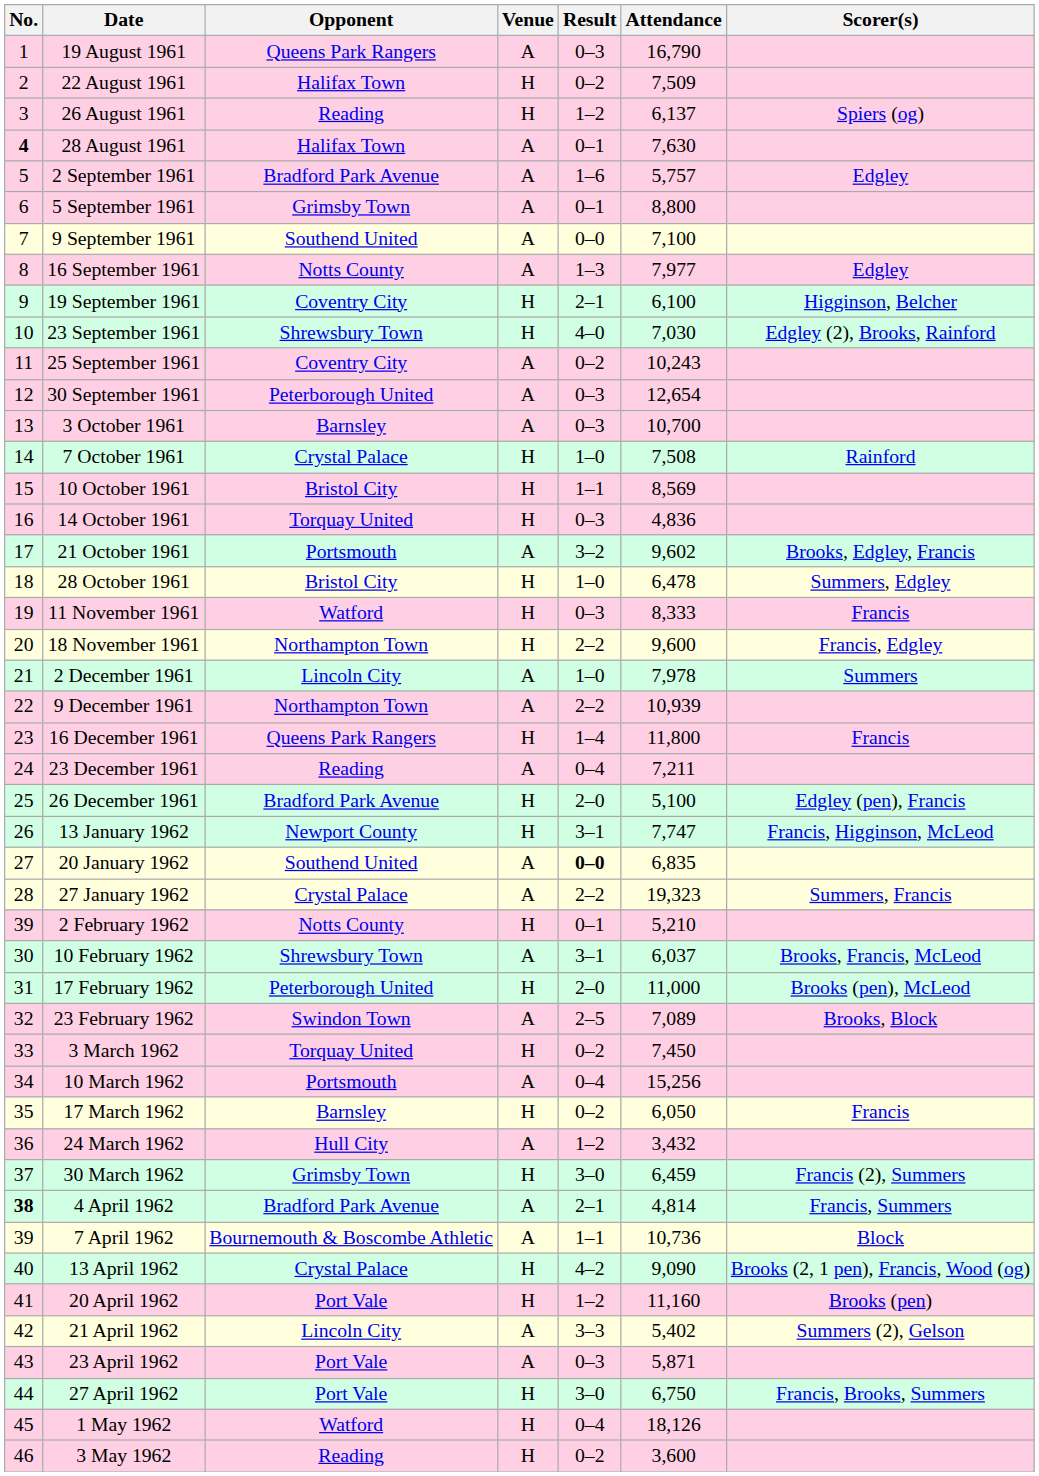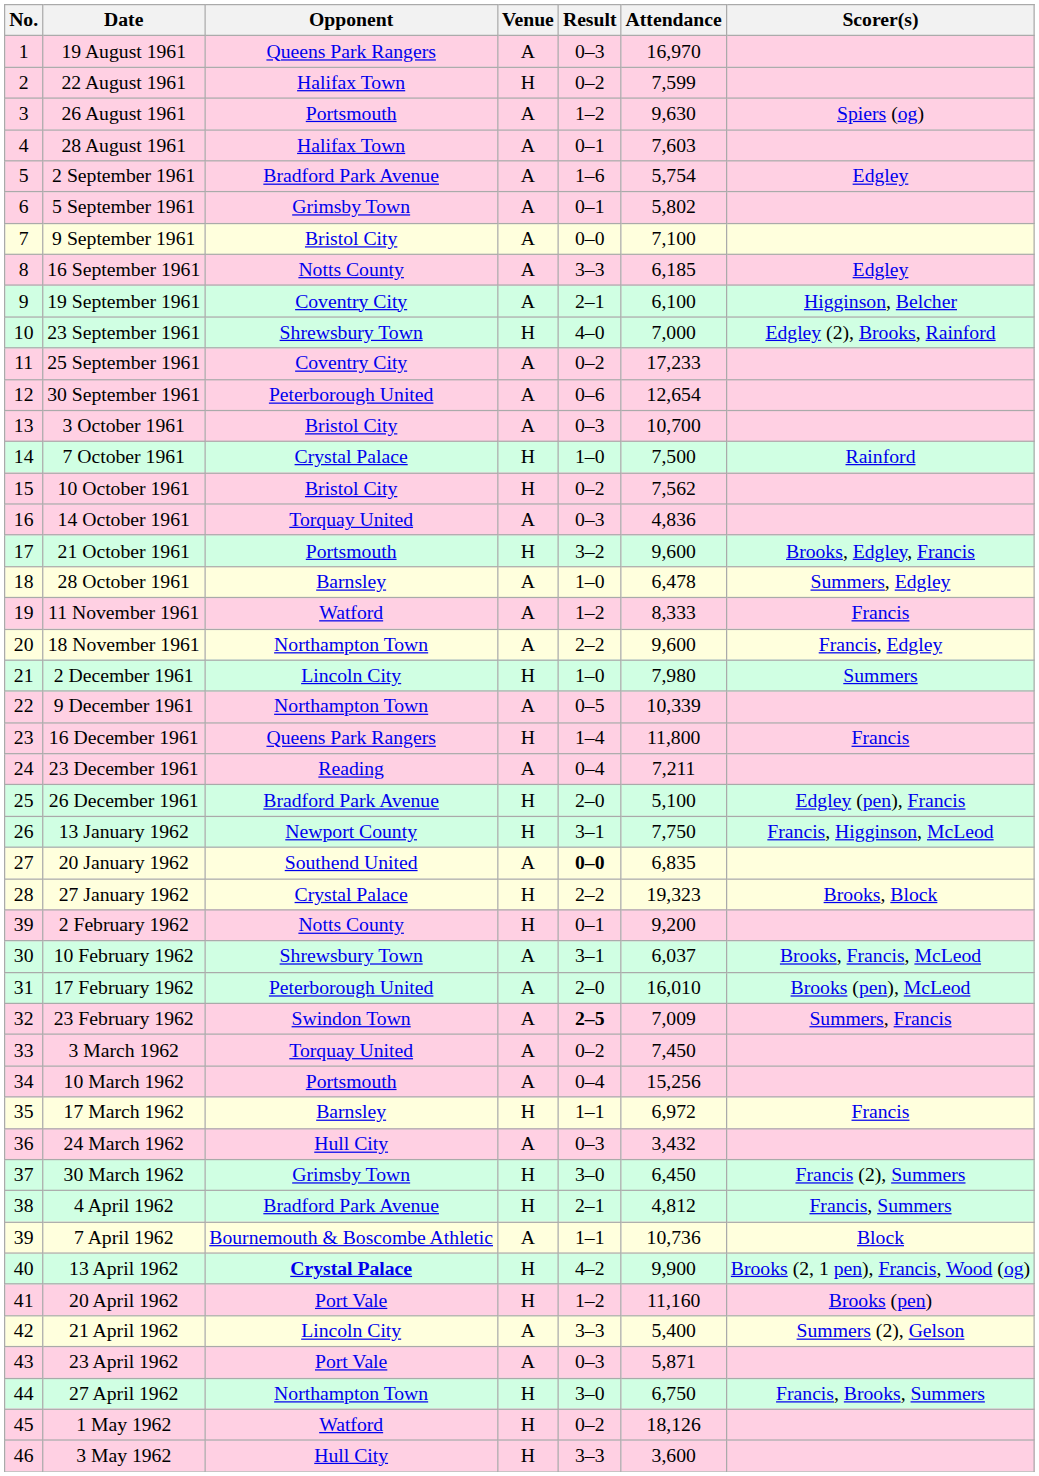(674, 51) 16,790 -> (674, 51) 16,970
(674, 82) 7,509 -> (674, 82) 7,599
(351, 113) Reading -> (351, 113) Portsmouth
(528, 113) H -> (528, 113) A
(674, 113) 6,137 -> (674, 113) 9,630
(24, 144) bold -> (24, 144) normal
(674, 144) 7,630 -> (674, 144) 7,603
(674, 176) 5,757 -> (674, 176) 5,754
(674, 207) 8,800 -> (674, 207) 5,802
(351, 238) Southend United -> (351, 238) Bristol City
(590, 269) 1–3 -> (590, 269) 3–3
(674, 269) 7,977 -> (674, 269) 6,185
(528, 301) H -> (528, 301) A
(674, 332) 7,030 -> (674, 332) 7,000
(674, 363) 10,243 -> (674, 363) 17,233
(590, 394) 0–3 -> (590, 394) 0–6
(351, 425) Barnsley -> (351, 425) Bristol City
(674, 457) 7,508 -> (674, 457) 7,500
(590, 488) 1–1 -> (590, 488) 0–2
(674, 488) 8,569 -> (674, 488) 7,562
(528, 519) H -> (528, 519) A
(528, 550) A -> (528, 550) H
(674, 550) 9,602 -> (674, 550) 9,600
(351, 581) Bristol City -> (351, 581) Barnsley
(528, 581) H -> (528, 581) A
(528, 613) H -> (528, 613) A
(590, 613) 0–3 -> (590, 613) 1–2
(528, 644) H -> (528, 644) A
(528, 675) A -> (528, 675) H
(674, 675) 7,978 -> (674, 675) 7,980
(590, 706) 2–2 -> (590, 706) 0–5
(674, 706) 10,939 -> (674, 706) 10,339
(674, 831) 7,747 -> (674, 831) 7,750
(528, 894) A -> (528, 894) H
(880, 894) Summers, Francis -> (880, 894) Brooks, Block
(674, 925) 5,210 -> (674, 925) 9,200
(528, 987) H -> (528, 987) A
(674, 987) 11,000 -> (674, 987) 16,010
(590, 1018) normal -> (590, 1018) bold
(674, 1018) 7,089 -> (674, 1018) 7,009
(880, 1018) Brooks, Block -> (880, 1018) Summers, Francis
(528, 1050) H -> (528, 1050) A
(590, 1112) 0–2 -> (590, 1112) 1–1
(674, 1112) 6,050 -> (674, 1112) 6,972
(590, 1143) 1–2 -> (590, 1143) 0–3
(674, 1174) 6,459 -> (674, 1174) 6,450
(24, 1206) bold -> (24, 1206) normal
(528, 1206) A -> (528, 1206) H
(674, 1206) 4,814 -> (674, 1206) 4,812
(351, 1268) normal -> (351, 1268) bold
(674, 1268) 9,090 -> (674, 1268) 9,900
(674, 1330) 5,402 -> (674, 1330) 5,400
(351, 1393) Port Vale -> (351, 1393) Northampton Town
(590, 1424) 0–4 -> (590, 1424) 0–2
(351, 1455) Reading -> (351, 1455) Hull City
(590, 1455) 0–2 -> (590, 1455) 3–3
